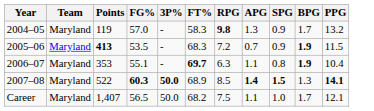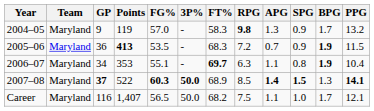+ column: (104, 13)
